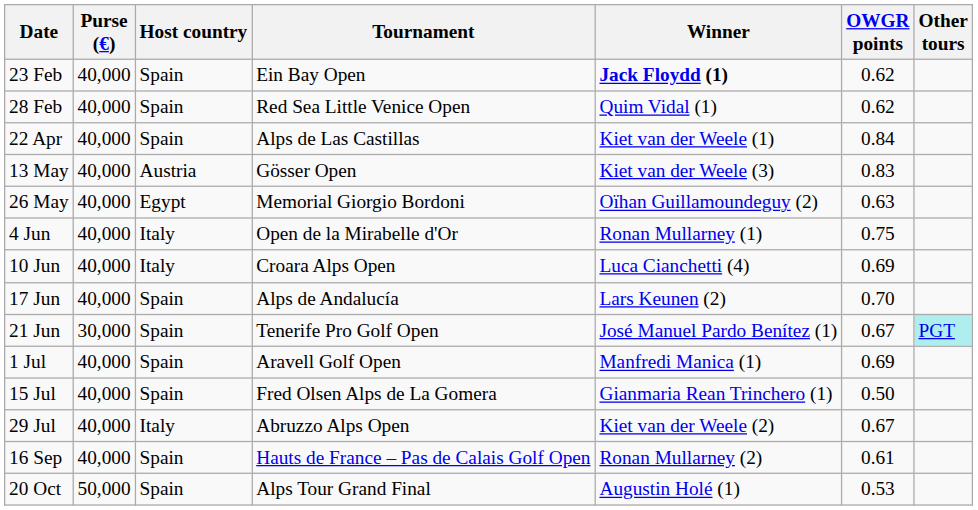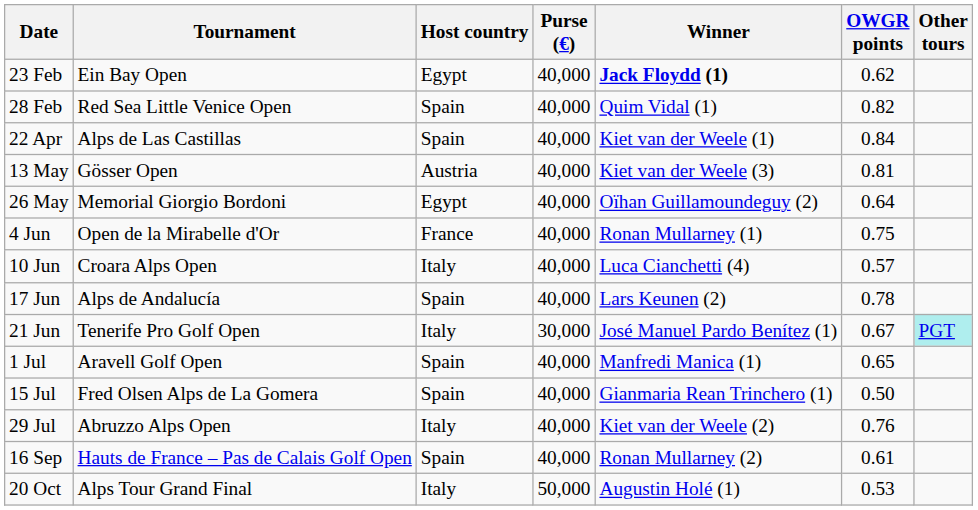columns swapped: (423, 32) <-> (104, 32)
(162, 75) Spain -> (444, 75) Egypt
(878, 107) 0.62 -> (878, 107) 0.82
(878, 170) 0.83 -> (878, 170) 0.81
(878, 202) 0.63 -> (878, 202) 0.64
(157, 234) Italy -> (447, 234) France
(878, 266) 0.69 -> (878, 266) 0.57
(878, 298) 0.70 -> (878, 298) 0.78
(162, 329) Spain -> (438, 329) Italy
(878, 361) 0.69 -> (878, 361) 0.65
(878, 425) 0.67 -> (878, 425) 0.76
(162, 489) Spain -> (438, 489) Italy
